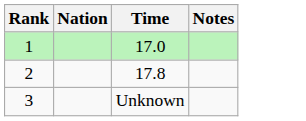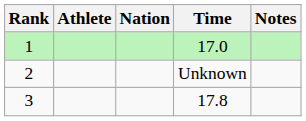+ column: (84, 18)
(150, 73) 17.8 -> (212, 73) Unknown
(150, 101) Unknown -> (212, 101) 17.8
